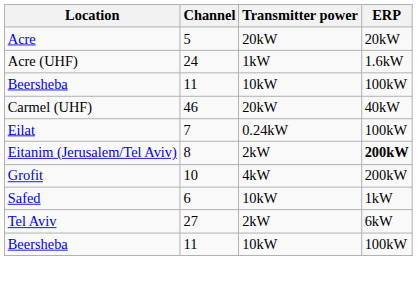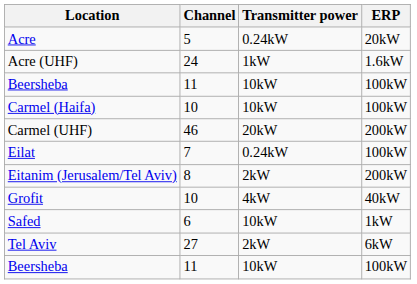(260, 38) 20kW -> (265, 38) 0.24kW
+ row: (52, 107)
(382, 107) 40kW -> (386, 130) 200kW
(387, 152) bold -> (386, 175) normal
(386, 175) 200kW -> (382, 198) 40kW
